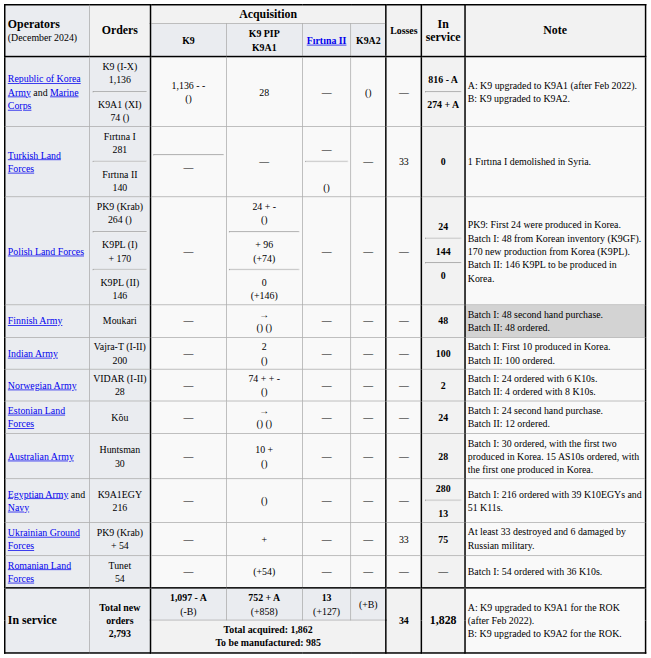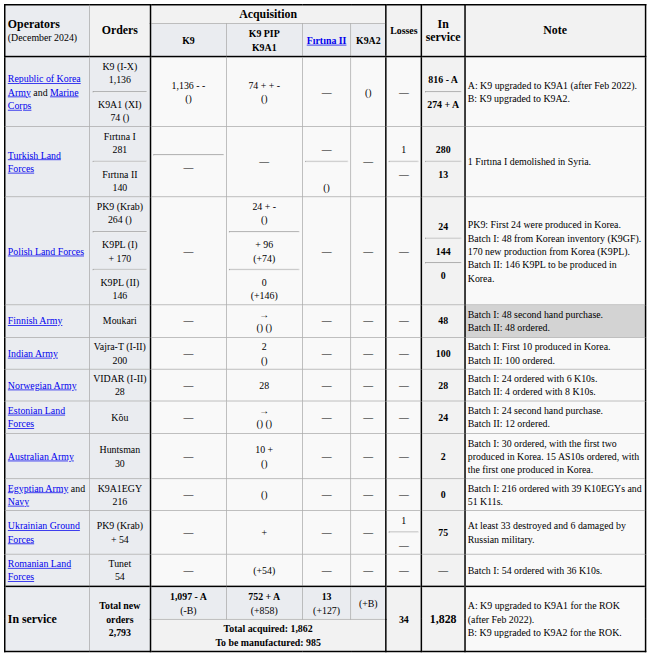(264, 92) 28 -> (264, 92) 74 + + - ()
(404, 162) 33 -> (404, 162) 1 —
(443, 162) 0 -> (443, 162) 280 13
(264, 386) 74 + + - () -> (264, 386) 28
(443, 386) 2 -> (443, 386) 28
(443, 456) 28 -> (443, 456) 2
(443, 501) 280 13 -> (443, 495) 0
(404, 539) 33 -> (404, 533) 1 —
